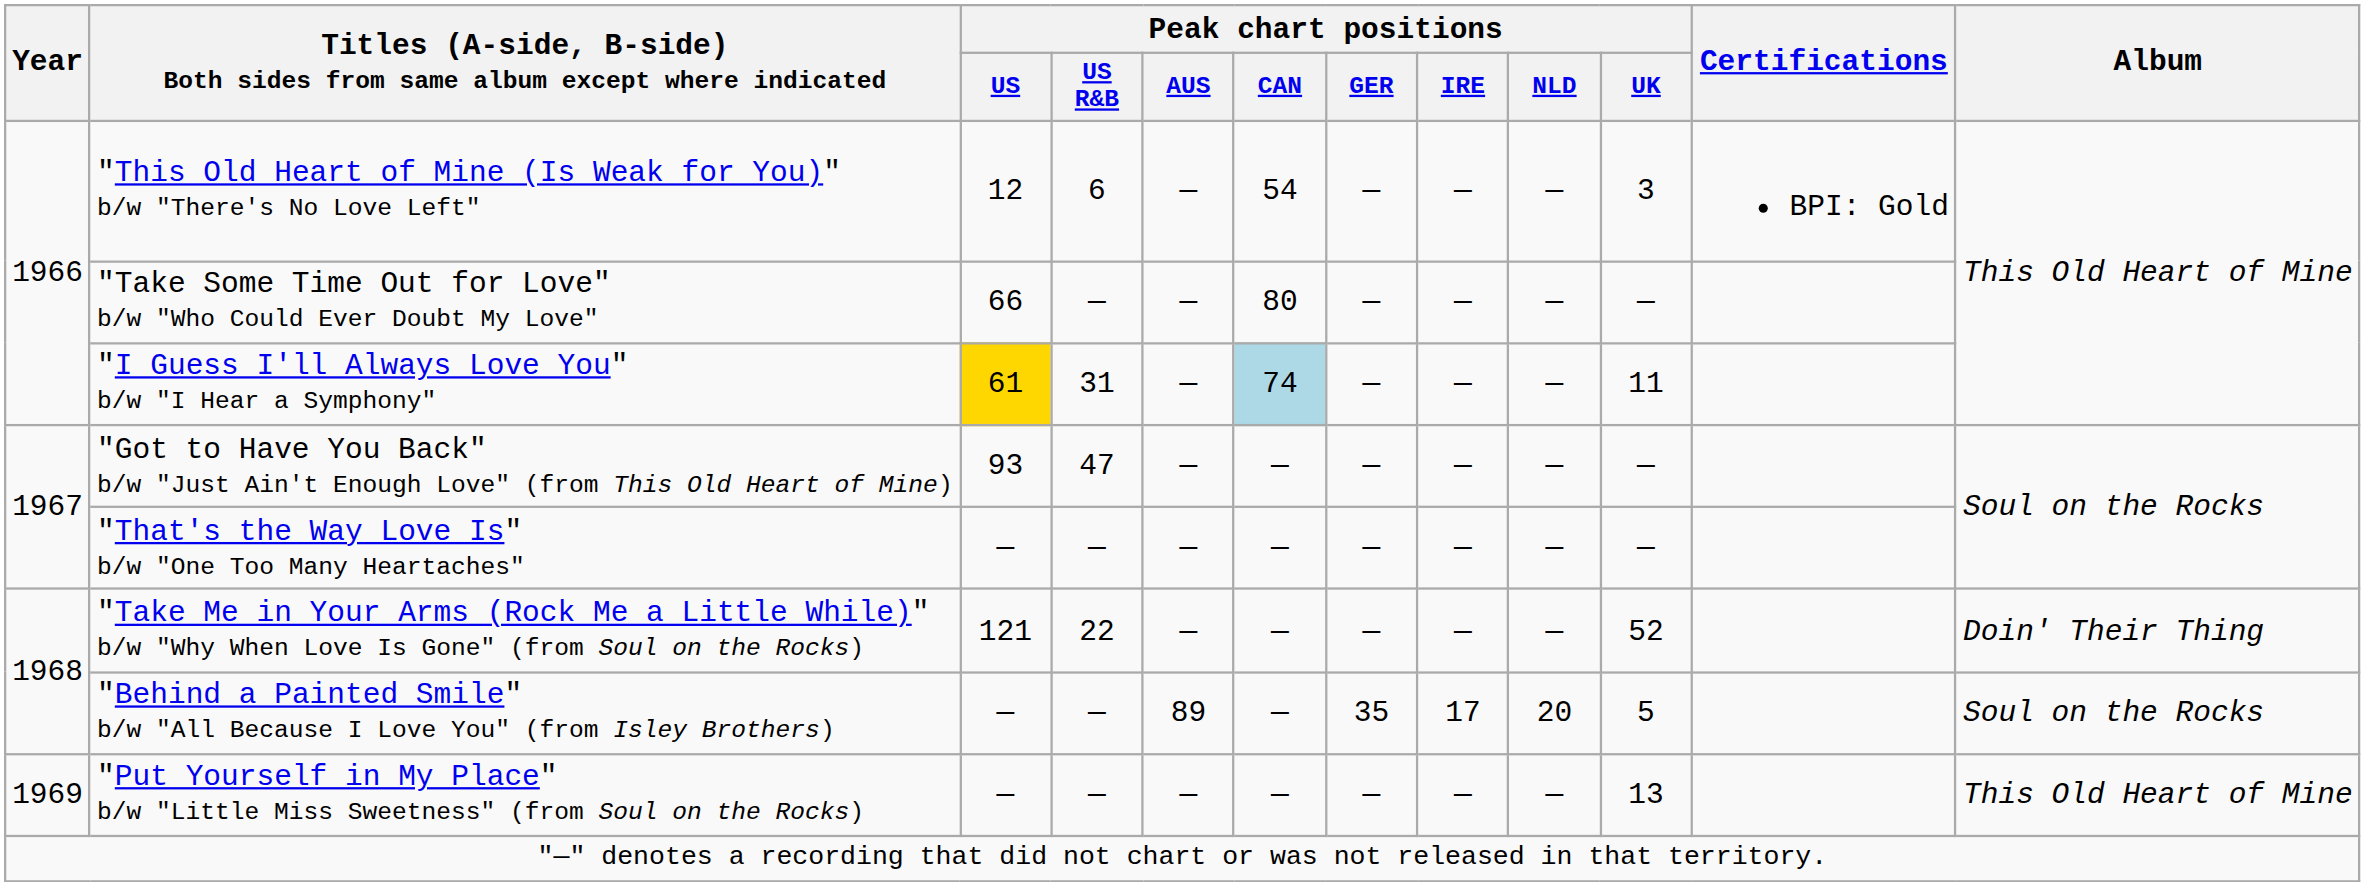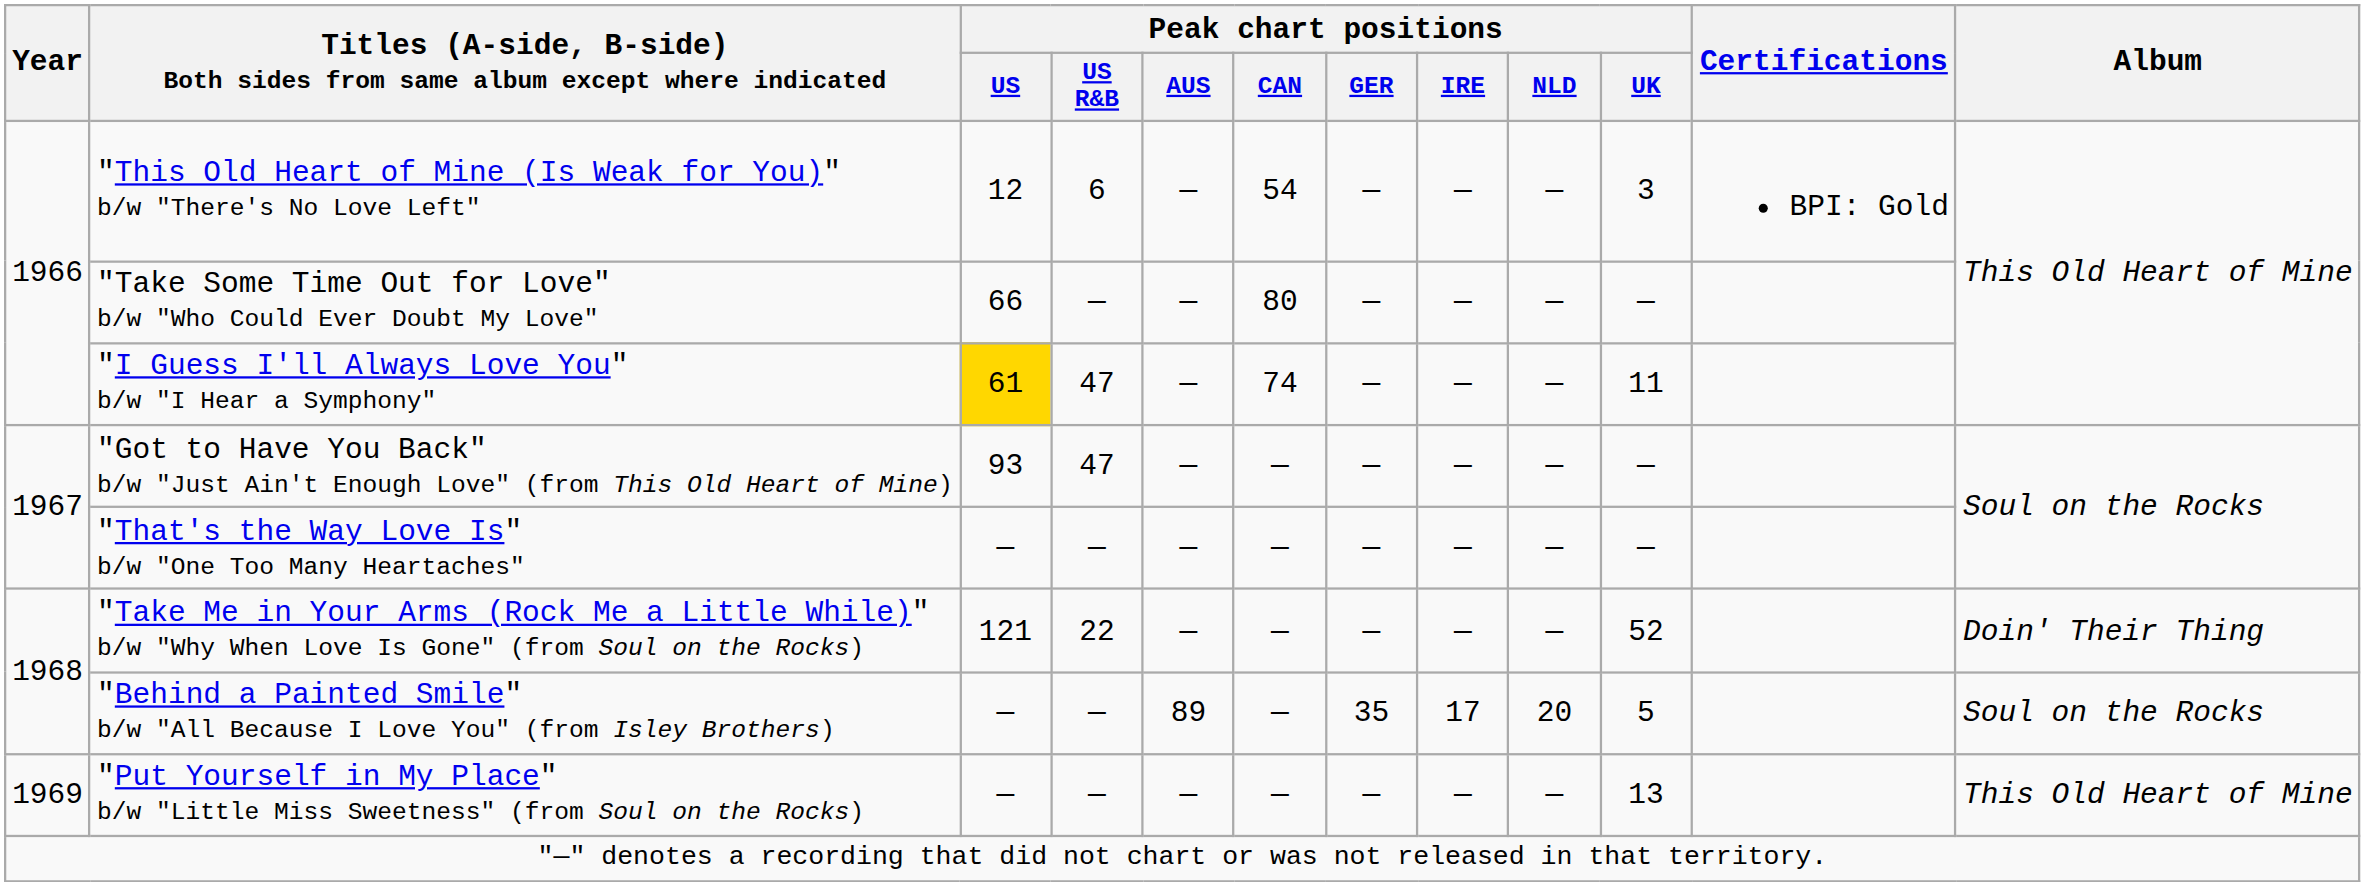(1097, 384) 31 -> (1097, 384) 47
(1280, 384) lightblue background -> (1280, 384) no background
